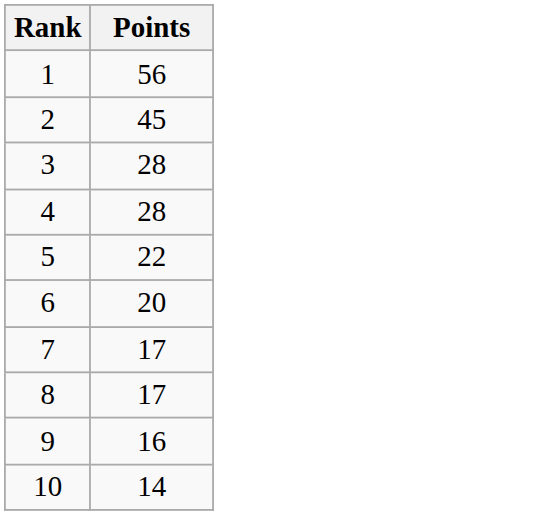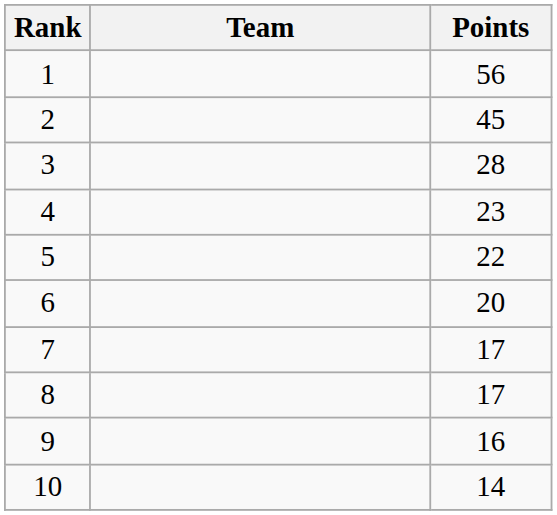+ column: (260, 27)
(152, 211) 28 -> (491, 211) 23
